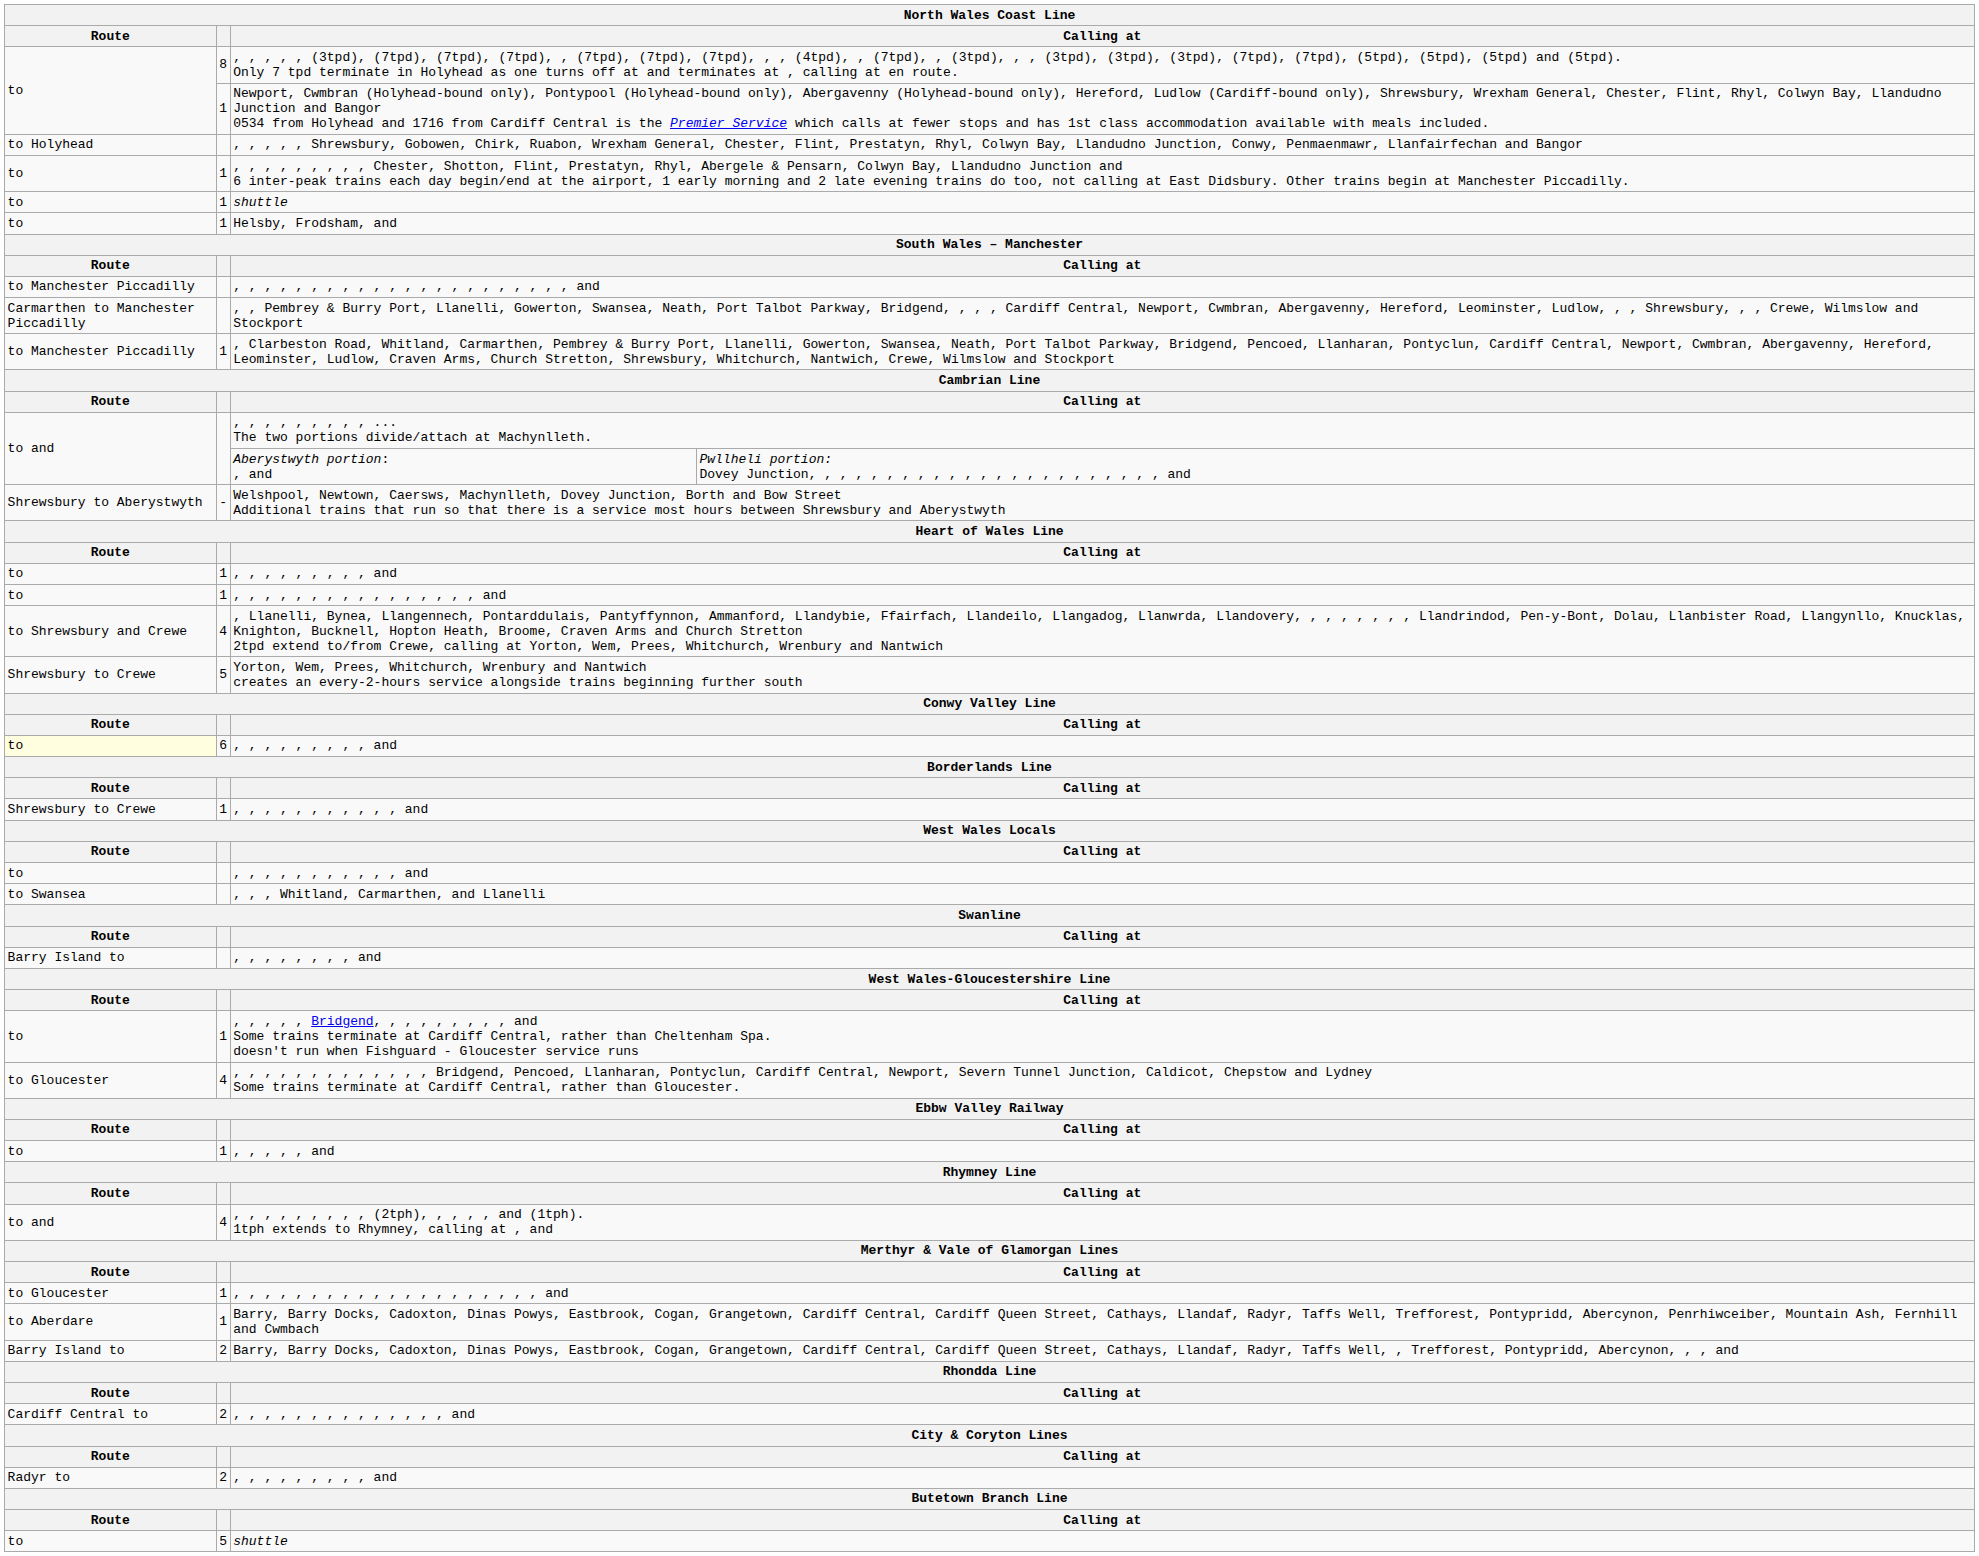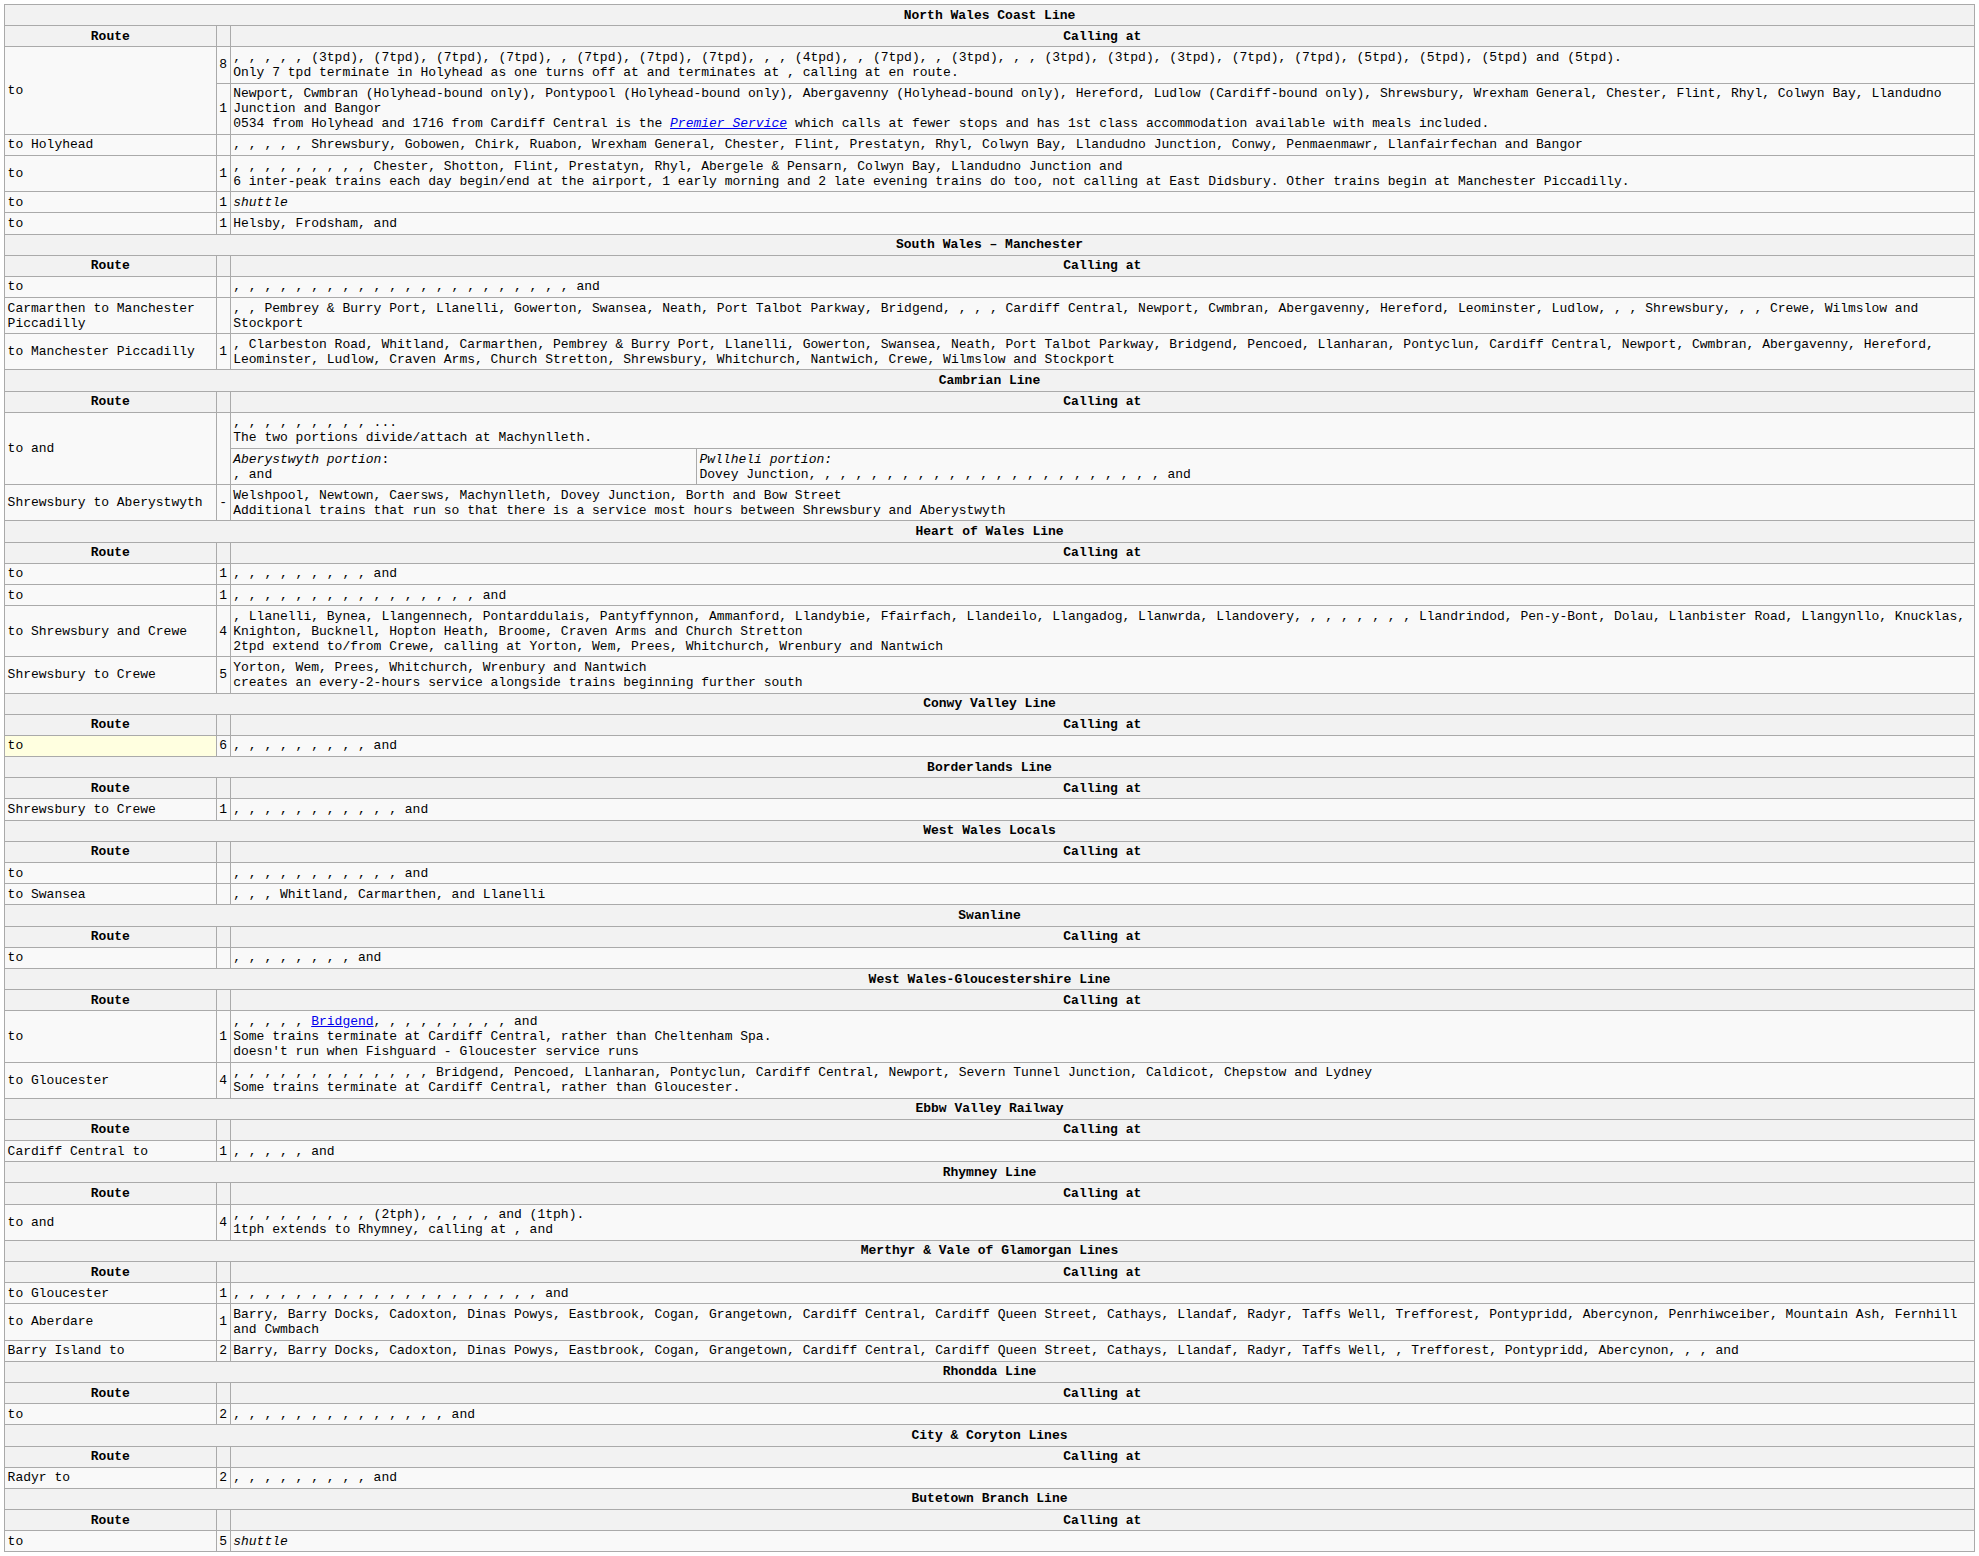(101, 287) to Manchester Piccadilly -> (15, 287) to
(66, 958) Barry Island to -> (15, 958) to
(15, 1151) to -> (78, 1151) Cardiff Central to
(78, 1414) Cardiff Central to -> (15, 1414) to
